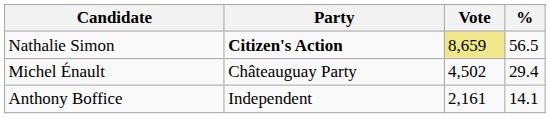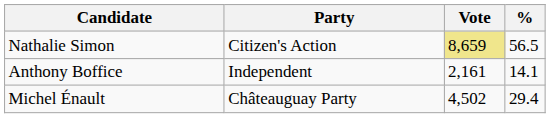(285, 44) bold -> (282, 44) normal
rows swapped: (57, 71) <-> (66, 98)
